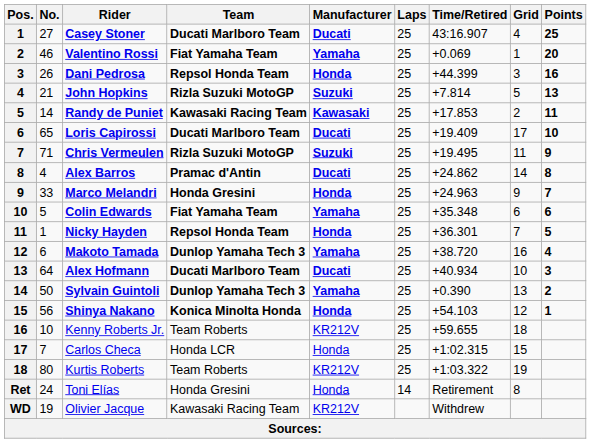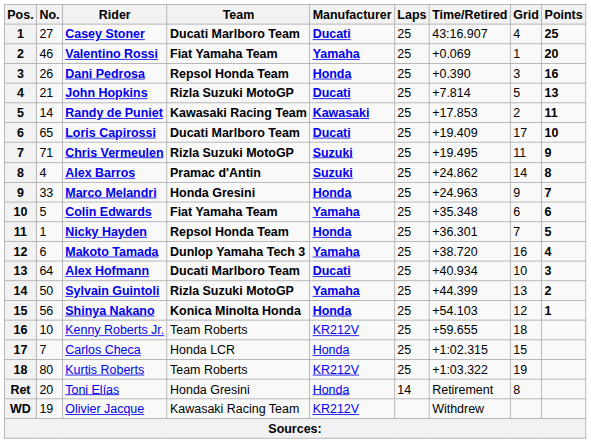(455, 74) +44.399 -> (451, 74) +0.390
(333, 93) Suzuki -> (332, 93) Ducati
(332, 172) Ducati -> (333, 172) Suzuki
(238, 291) Dunlop Yamaha Tech 3 -> (232, 291) Rizla Suzuki MotoGP
(451, 291) +0.390 -> (455, 291) +44.399
(46, 389) 24 -> (46, 389) 20
